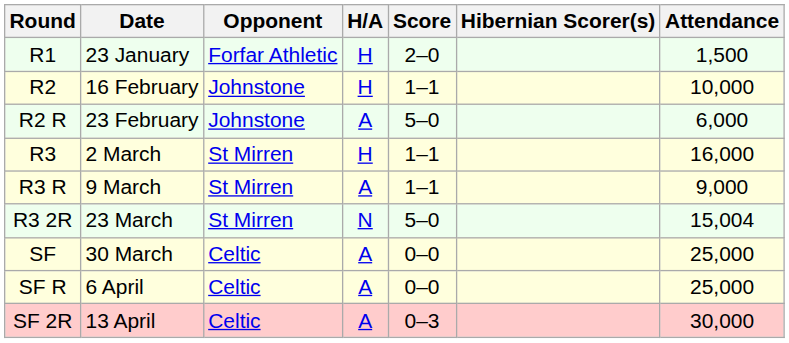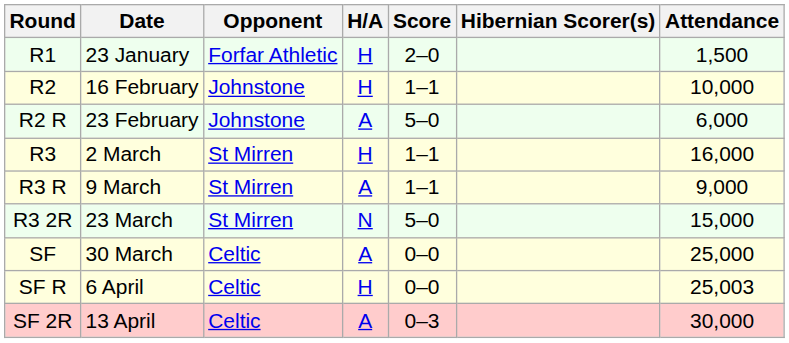(722, 220) 15,004 -> (722, 220) 15,000
(365, 287) A -> (365, 287) H
(722, 287) 25,000 -> (722, 287) 25,003
